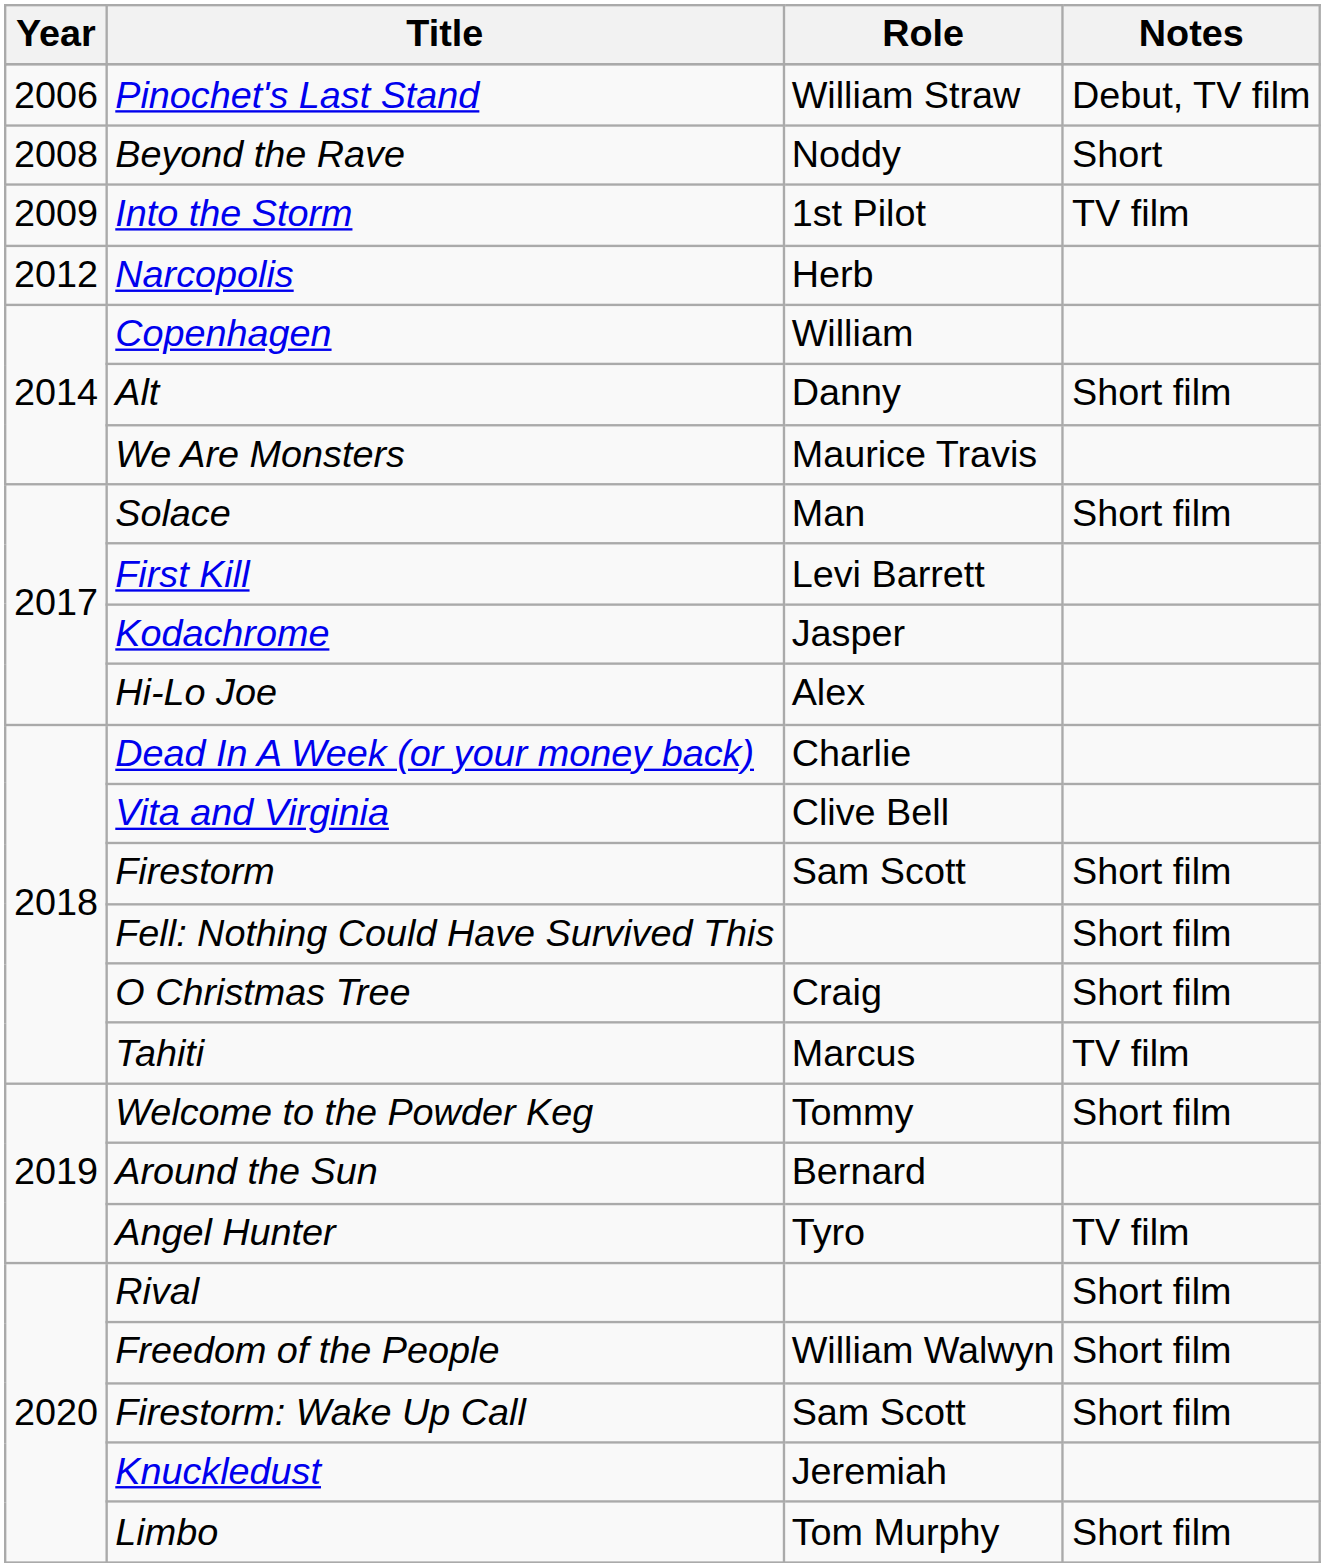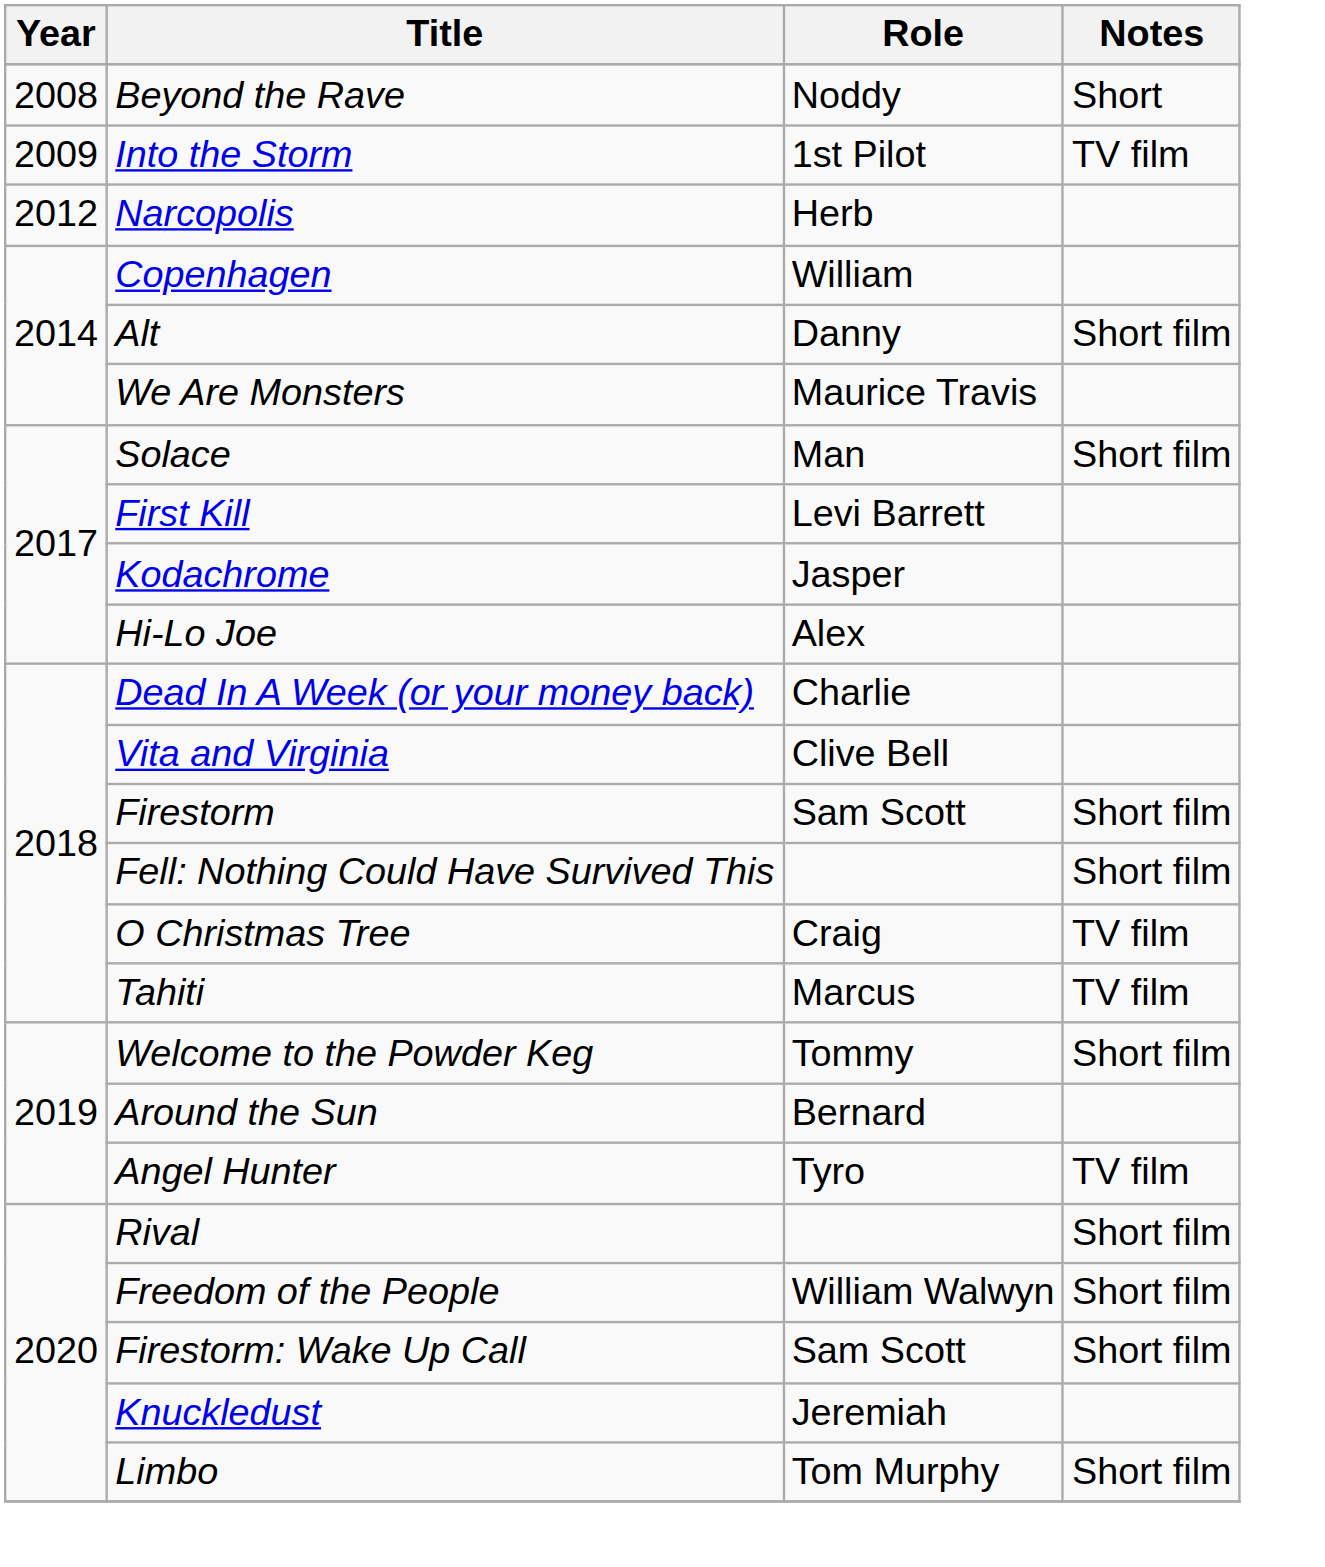- row: (297, 94)
(1152, 992) Short film -> (1131, 932) TV film
